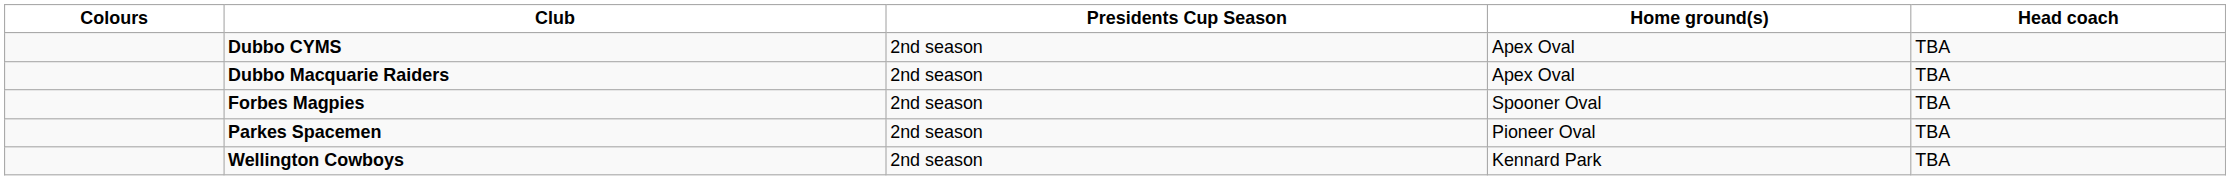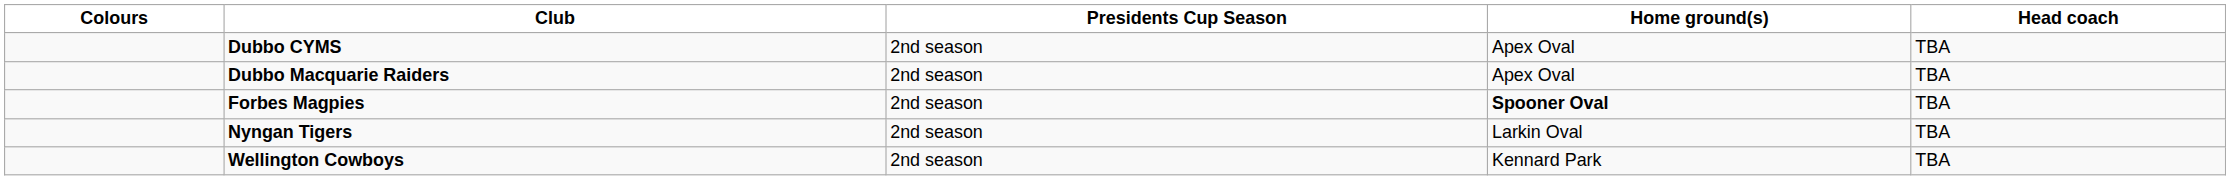(1547, 103) normal -> (1550, 103) bold
+ row: (290, 132)
- row: (305, 132)
